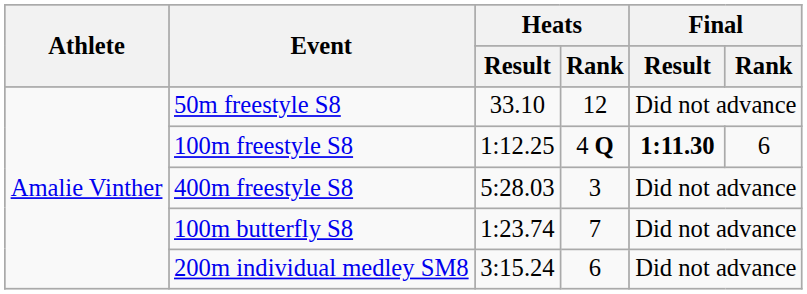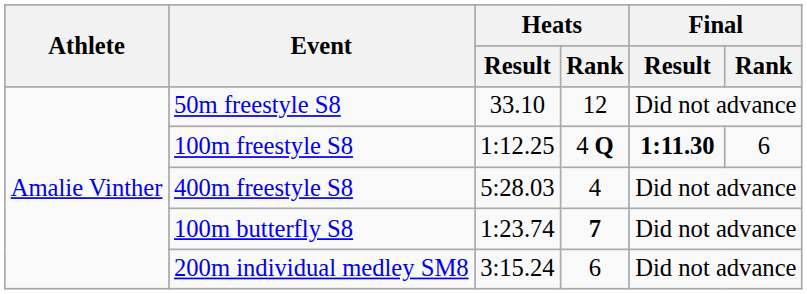(595, 187) 3 -> (595, 187) 4
(595, 228) normal -> (595, 228) bold
